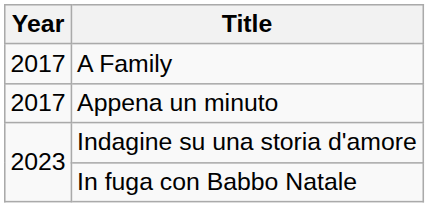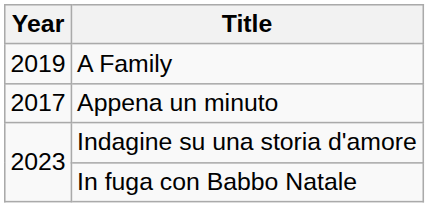(38, 63) 2017 -> (38, 63) 2019
